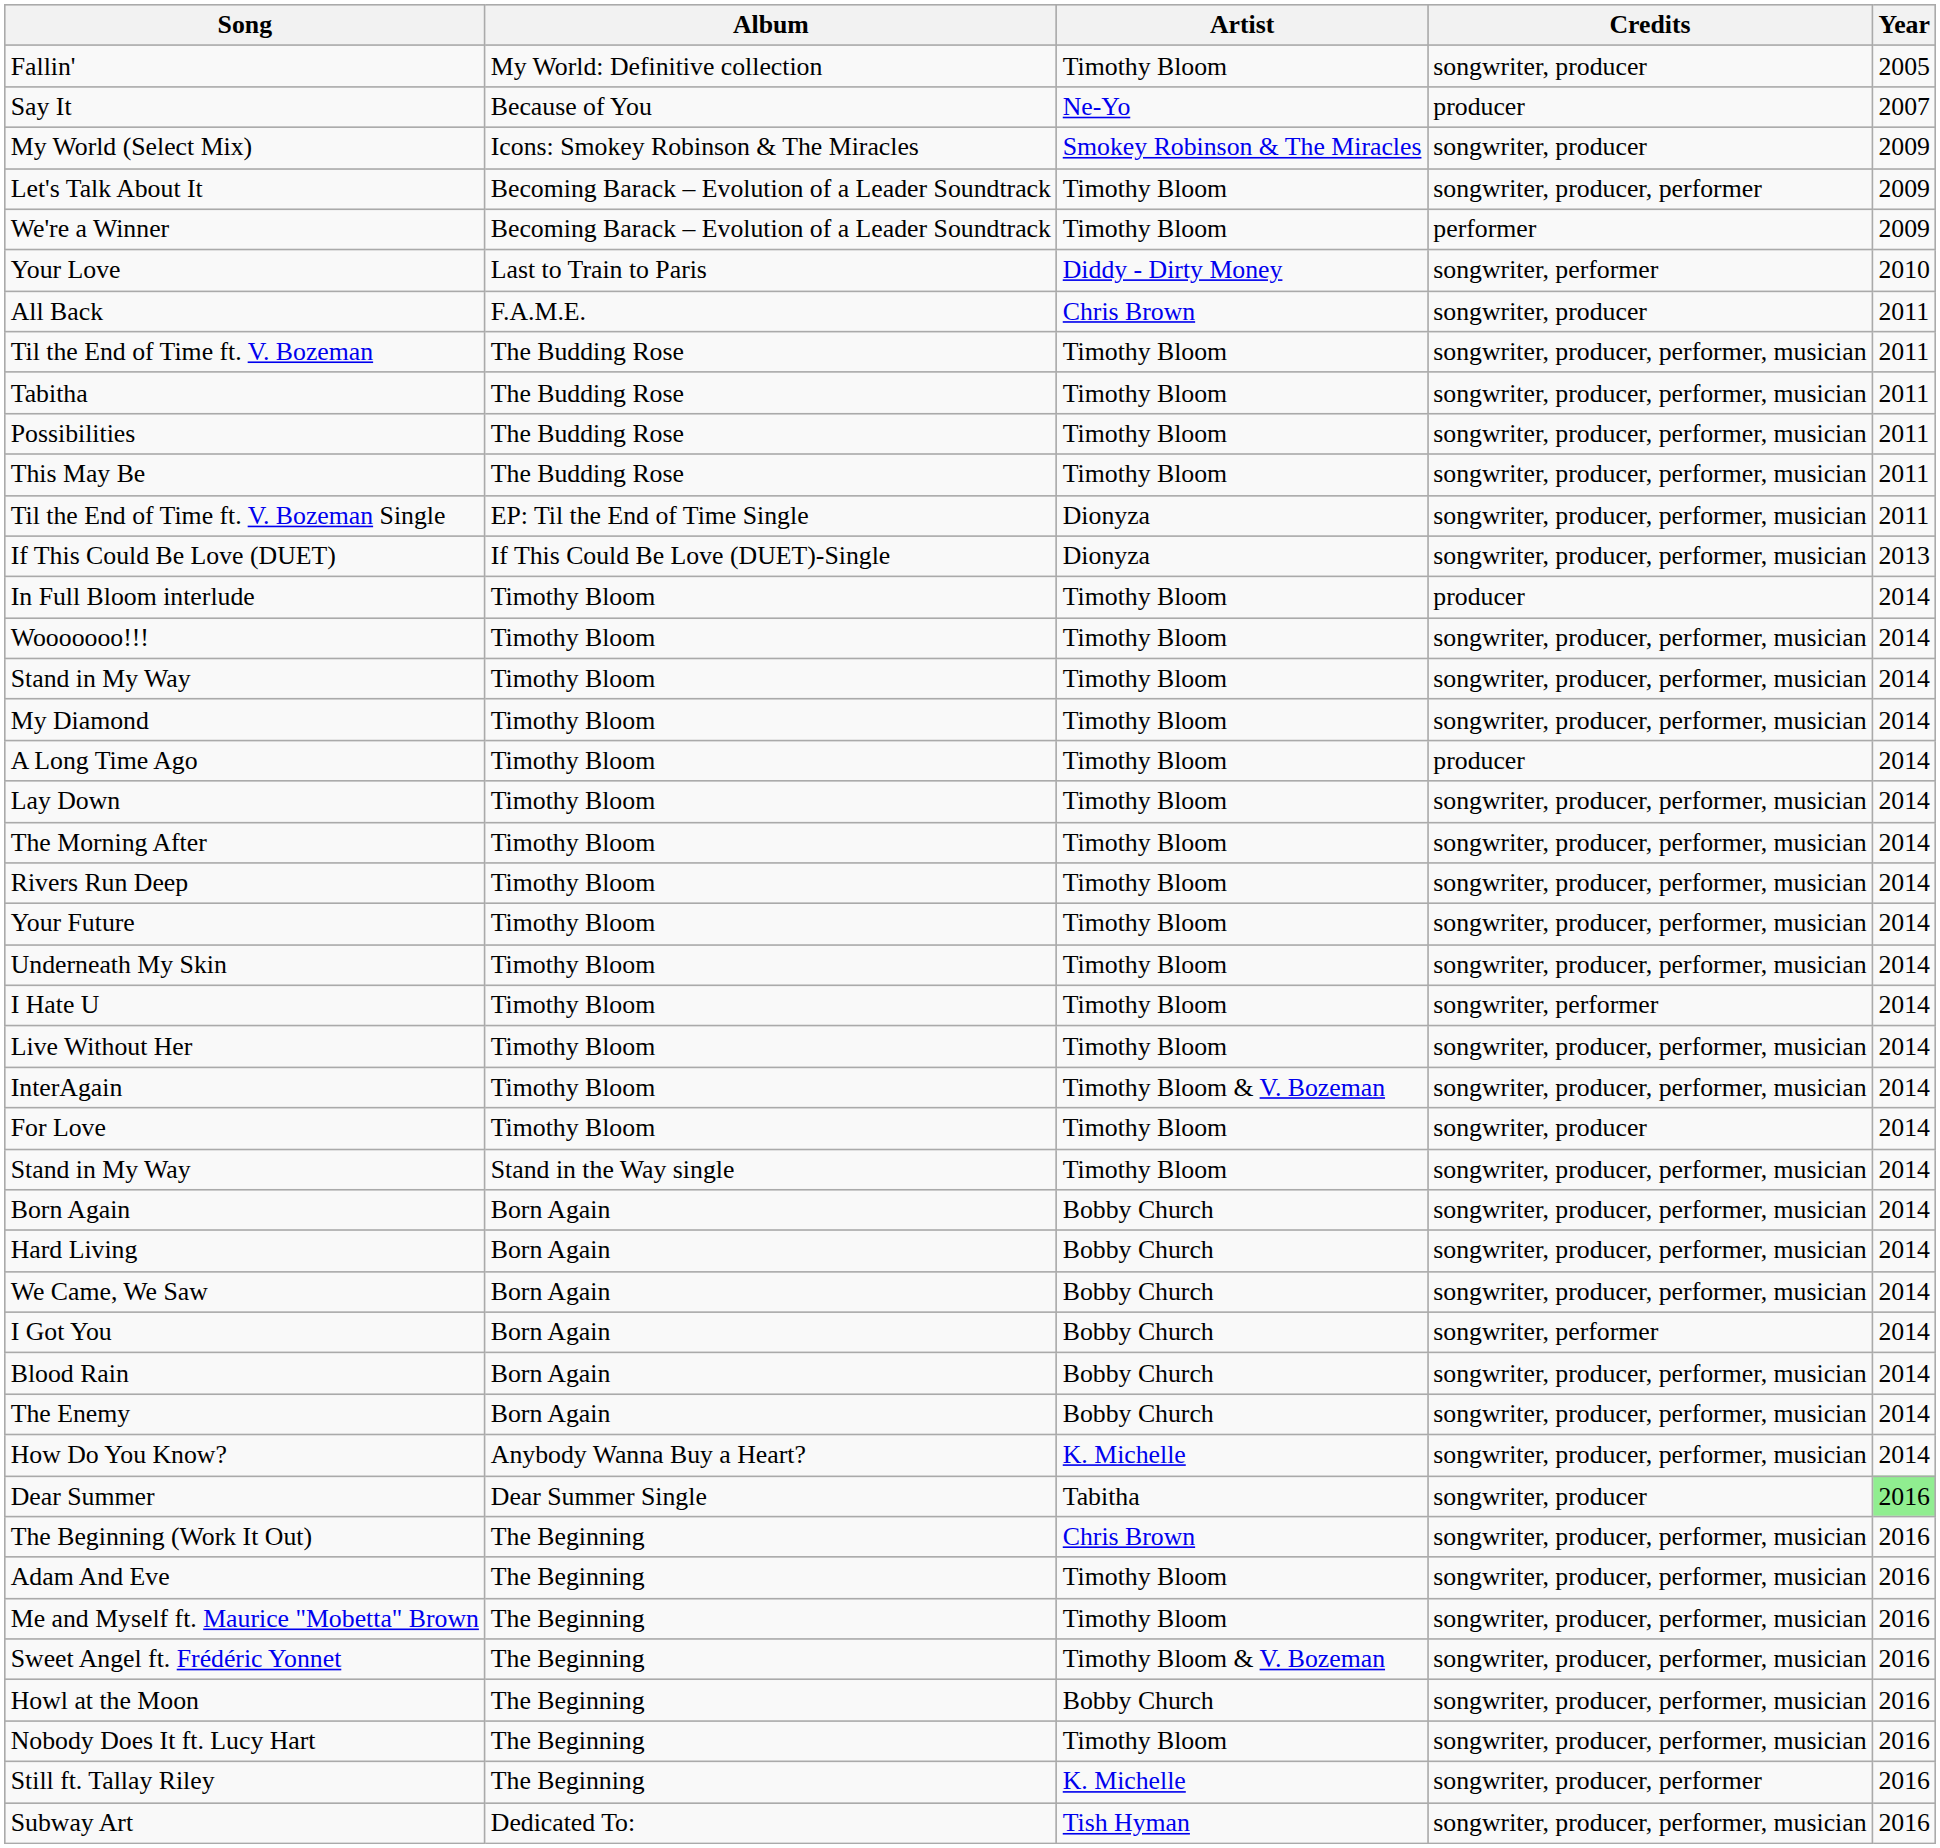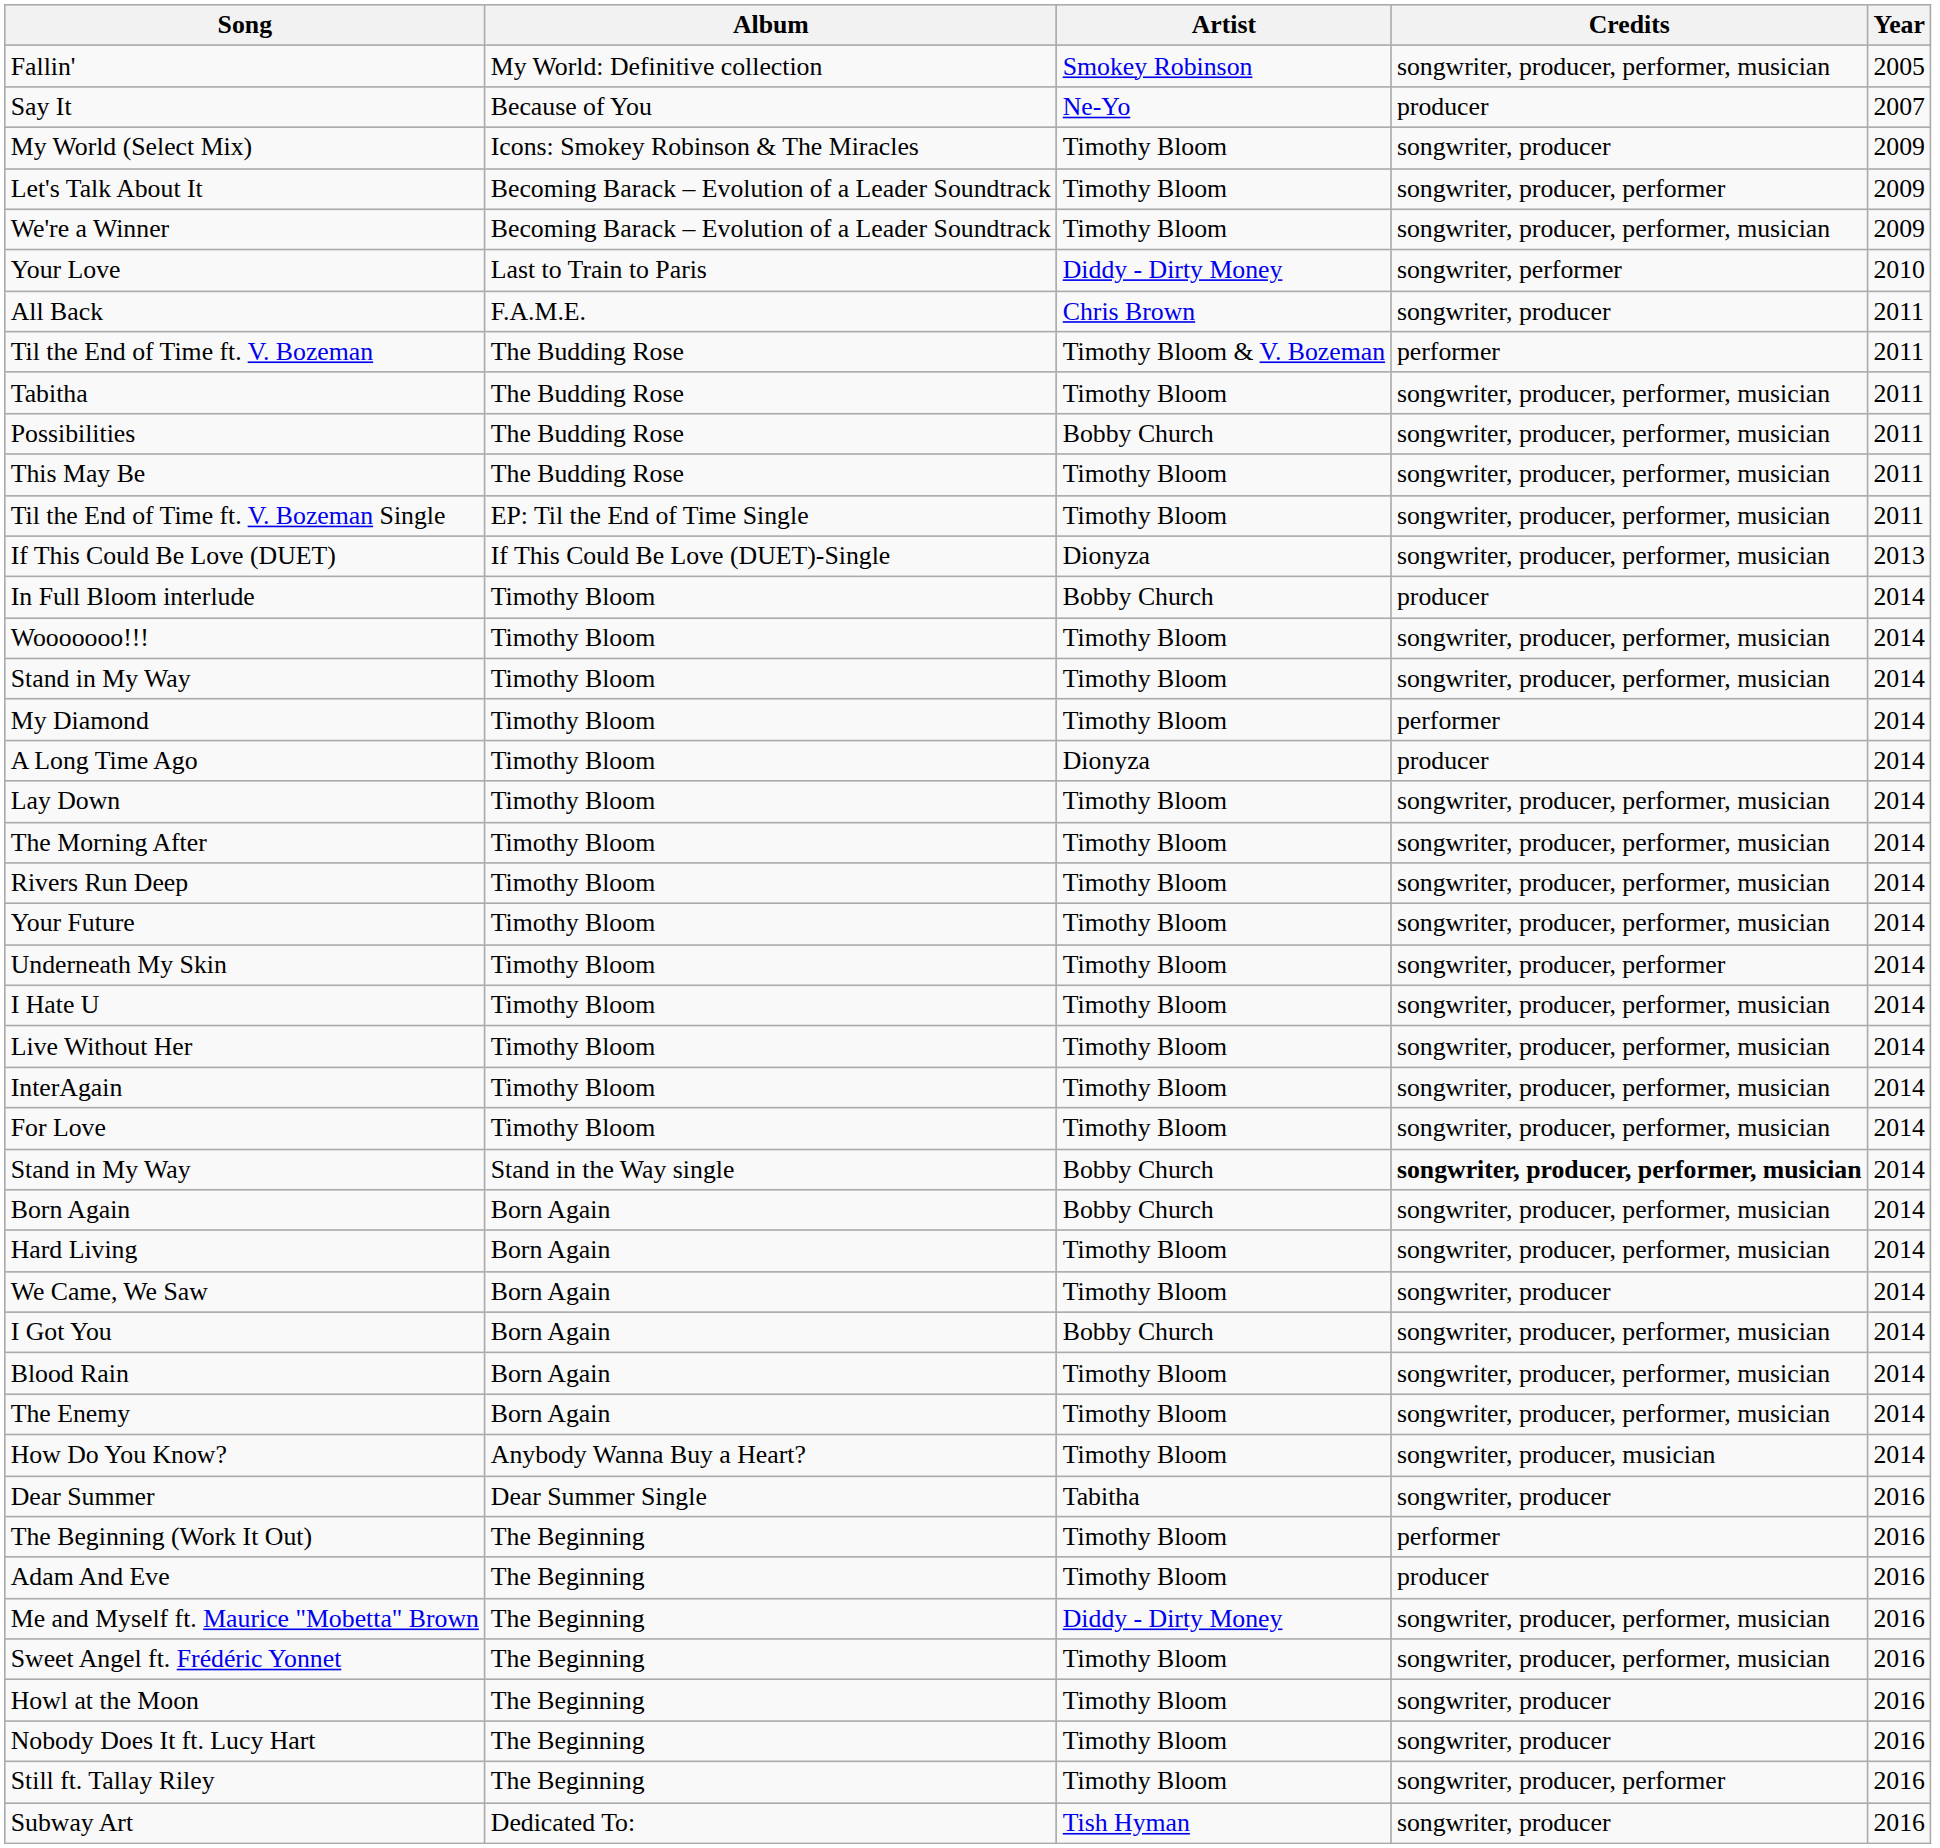(1145, 65) Timothy Bloom -> (1158, 65) Smokey Robinson
(1540, 65) songwriter, producer -> (1614, 65) songwriter, producer, performer, musician
(1242, 147) Smokey Robinson & The Miracles -> (1145, 147) Timothy Bloom
(1485, 229) performer -> (1614, 229) songwriter, producer, performer, musician
(1145, 351) Timothy Bloom -> (1224, 351) Timothy Bloom & V. Bozeman
(1650, 351) songwriter, producer, performer, musician -> (1448, 351) performer
(1145, 433) Timothy Bloom -> (1138, 433) Bobby Church
(1106, 515) Dionyza -> (1145, 515) Timothy Bloom
(1145, 596) Timothy Bloom -> (1138, 596) Bobby Church
(1650, 719) songwriter, producer, performer, musician -> (1448, 719) performer
(1145, 760) Timothy Bloom -> (1106, 760) Dionyza
(1650, 964) songwriter, producer, performer, musician -> (1561, 964) songwriter, producer, performer
(1546, 1005) songwriter, performer -> (1614, 1005) songwriter, producer, performer, musician
(1224, 1087) Timothy Bloom & V. Bozeman -> (1145, 1087) Timothy Bloom
(1540, 1127) songwriter, producer -> (1614, 1127) songwriter, producer, performer, musician
(1145, 1168) Timothy Bloom -> (1138, 1168) Bobby Church
(1650, 1168) normal -> (1629, 1168) bold
(1138, 1250) Bobby Church -> (1145, 1250) Timothy Bloom
(1138, 1291) Bobby Church -> (1145, 1291) Timothy Bloom
(1650, 1291) songwriter, producer, performer, musician -> (1504, 1291) songwriter, producer
(1546, 1332) songwriter, performer -> (1614, 1332) songwriter, producer, performer, musician
(1138, 1373) Bobby Church -> (1145, 1373) Timothy Bloom
(1138, 1413) Bobby Church -> (1145, 1413) Timothy Bloom
(1124, 1454) K. Michelle -> (1145, 1454) Timothy Bloom
(1650, 1454) songwriter, producer, performer, musician -> (1556, 1454) songwriter, producer, musician
(1904, 1495) lightgreen background -> (1899, 1495) no background
(1129, 1536) Chris Brown -> (1145, 1536) Timothy Bloom
(1650, 1536) songwriter, producer, performer, musician -> (1448, 1536) performer
(1650, 1577) songwriter, producer, performer, musician -> (1443, 1577) producer
(1145, 1618) Timothy Bloom -> (1173, 1618) Diddy - Dirty Money
(1224, 1659) Timothy Bloom & V. Bozeman -> (1145, 1659) Timothy Bloom
(1138, 1699) Bobby Church -> (1145, 1699) Timothy Bloom
(1650, 1699) songwriter, producer, performer, musician -> (1504, 1699) songwriter, producer
(1650, 1740) songwriter, producer, performer, musician -> (1504, 1740) songwriter, producer
(1124, 1781) K. Michelle -> (1145, 1781) Timothy Bloom
(1650, 1822) songwriter, producer, performer, musician -> (1504, 1822) songwriter, producer
